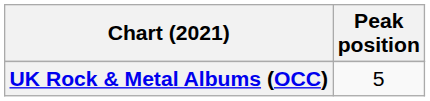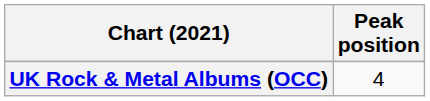(379, 78) 5 -> (379, 78) 4
